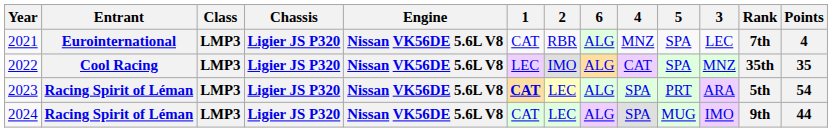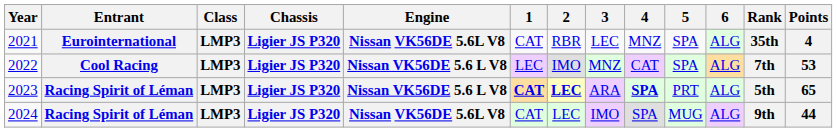columns swapped: (719, 17) <-> (599, 17)
(760, 41) 7th -> (765, 41) 35th
(425, 66) Nissan VK56DE 5.6L V8 -> (427, 66) Nissan VK56DE 5.6 L V8
(760, 66) 35th -> (765, 66) 7th
(804, 66) 35 -> (809, 66) 53
(425, 90) Nissan VK56DE 5.6L V8 -> (427, 90) Nissan VK56DE 5.6 L V8
(562, 90) normal -> (566, 90) bold
(638, 90) normal -> (645, 90) bold
(804, 90) 54 -> (809, 90) 65
